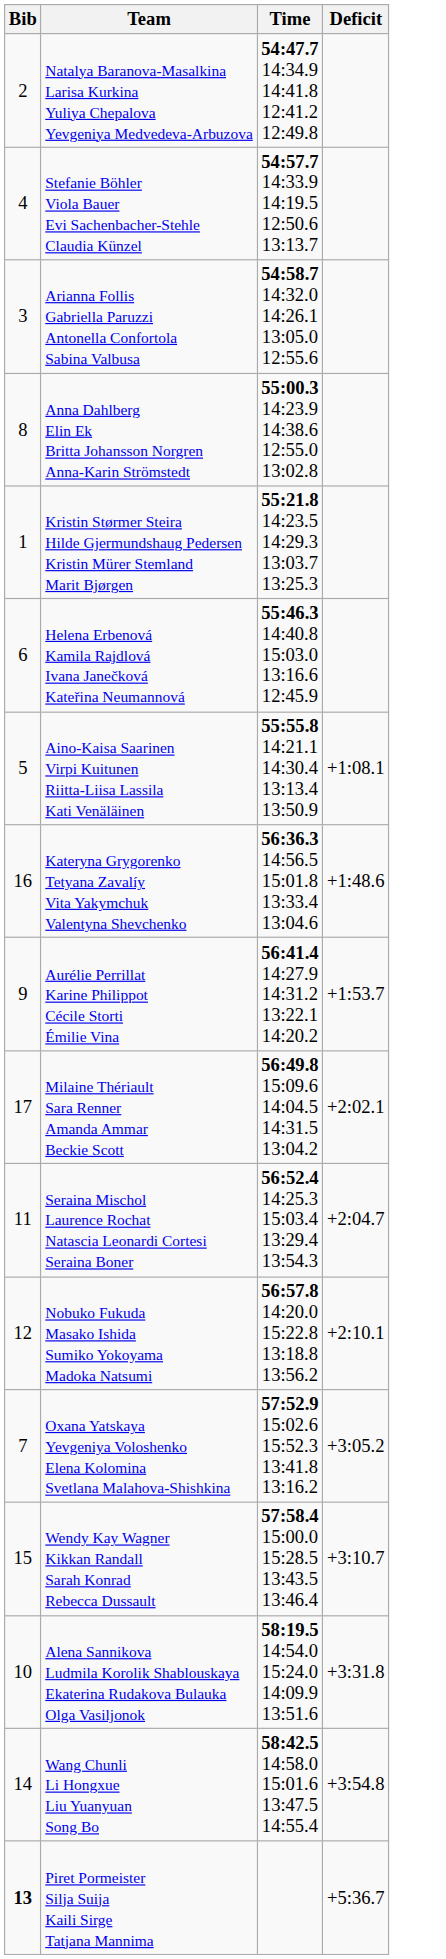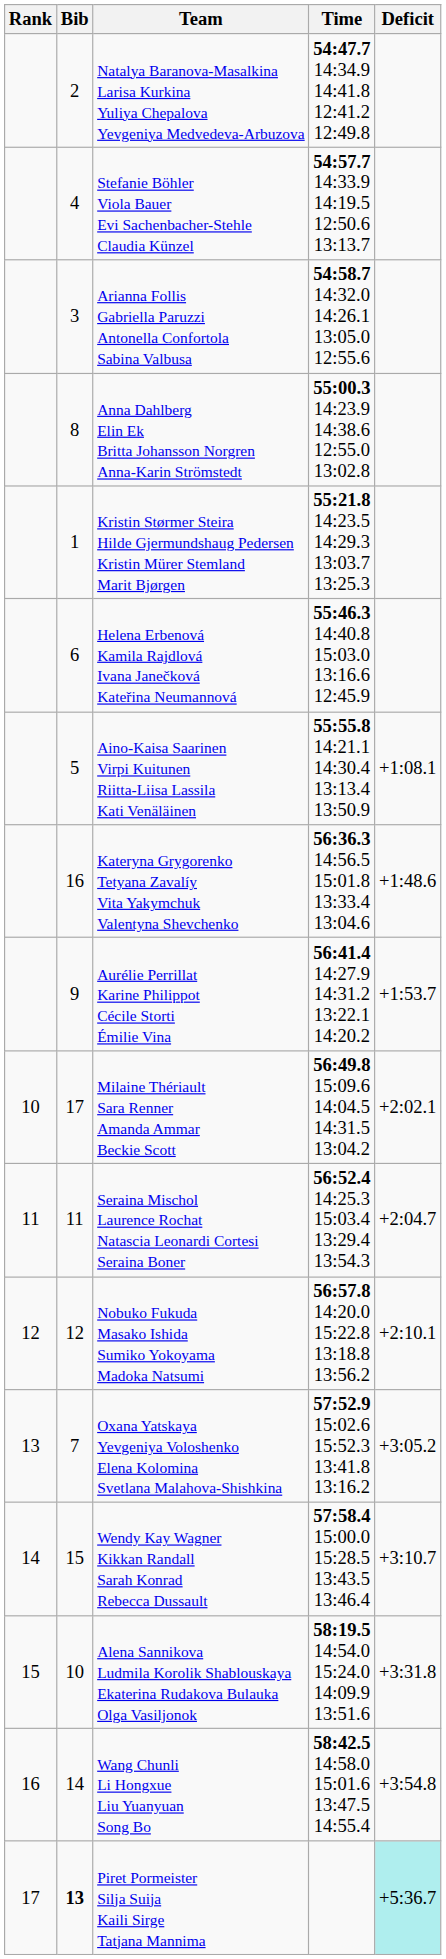+ column: (31, 19)
(356, 1897) no background -> (408, 1897) paleturquoise background
